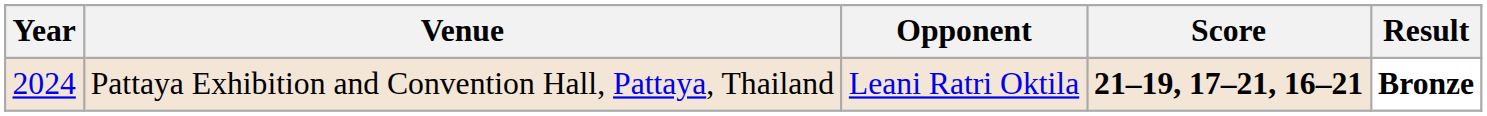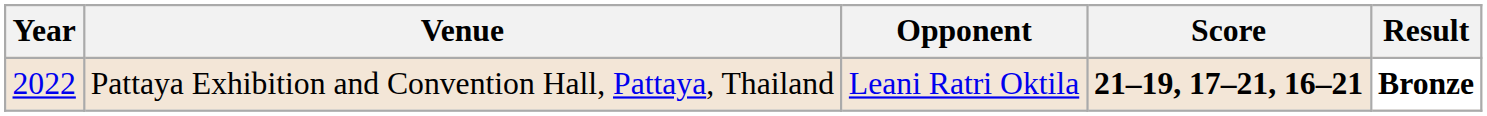(44, 83) 2024 -> (44, 83) 2022
